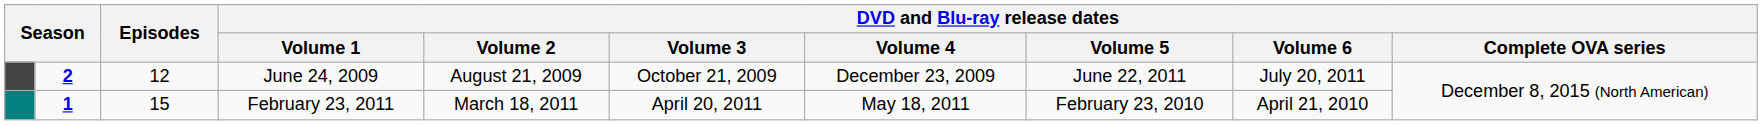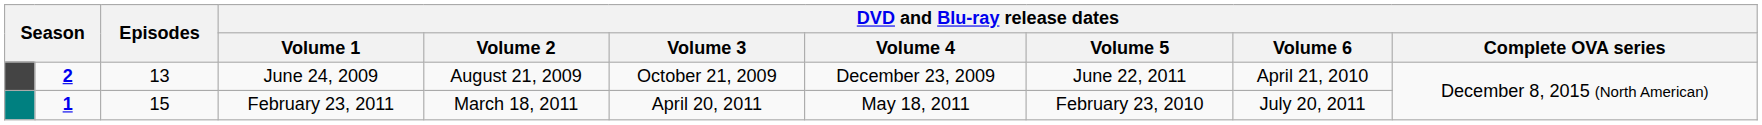(160, 76) 12 -> (160, 76) 13
(1313, 76) July 20, 2011 -> (1313, 76) April 21, 2010
(1313, 104) April 21, 2010 -> (1313, 104) July 20, 2011
